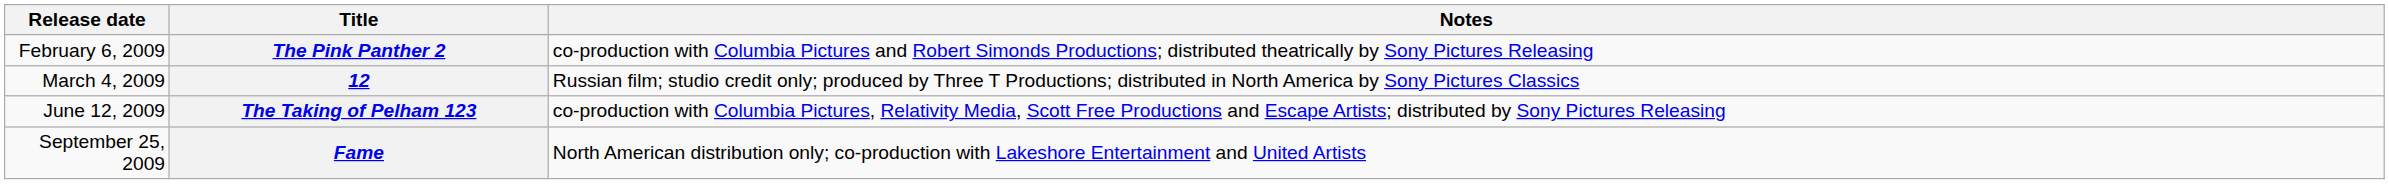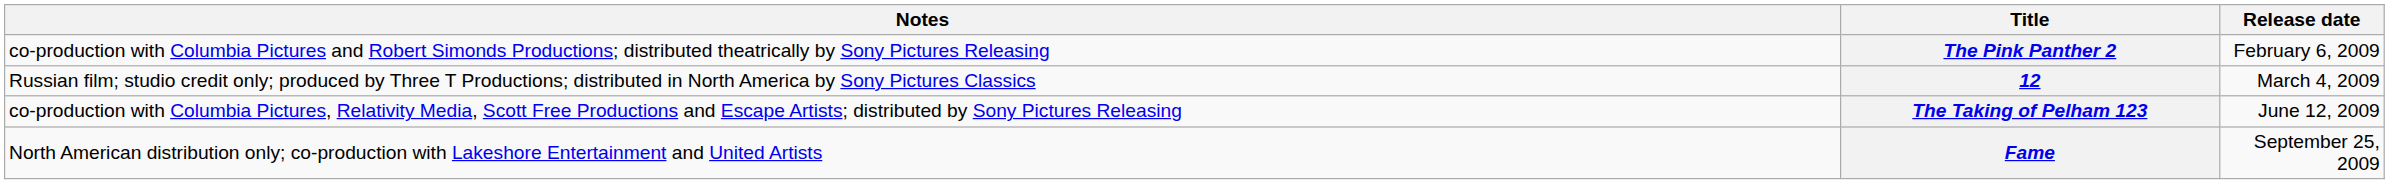columns swapped: (87, 19) <-> (1466, 19)
